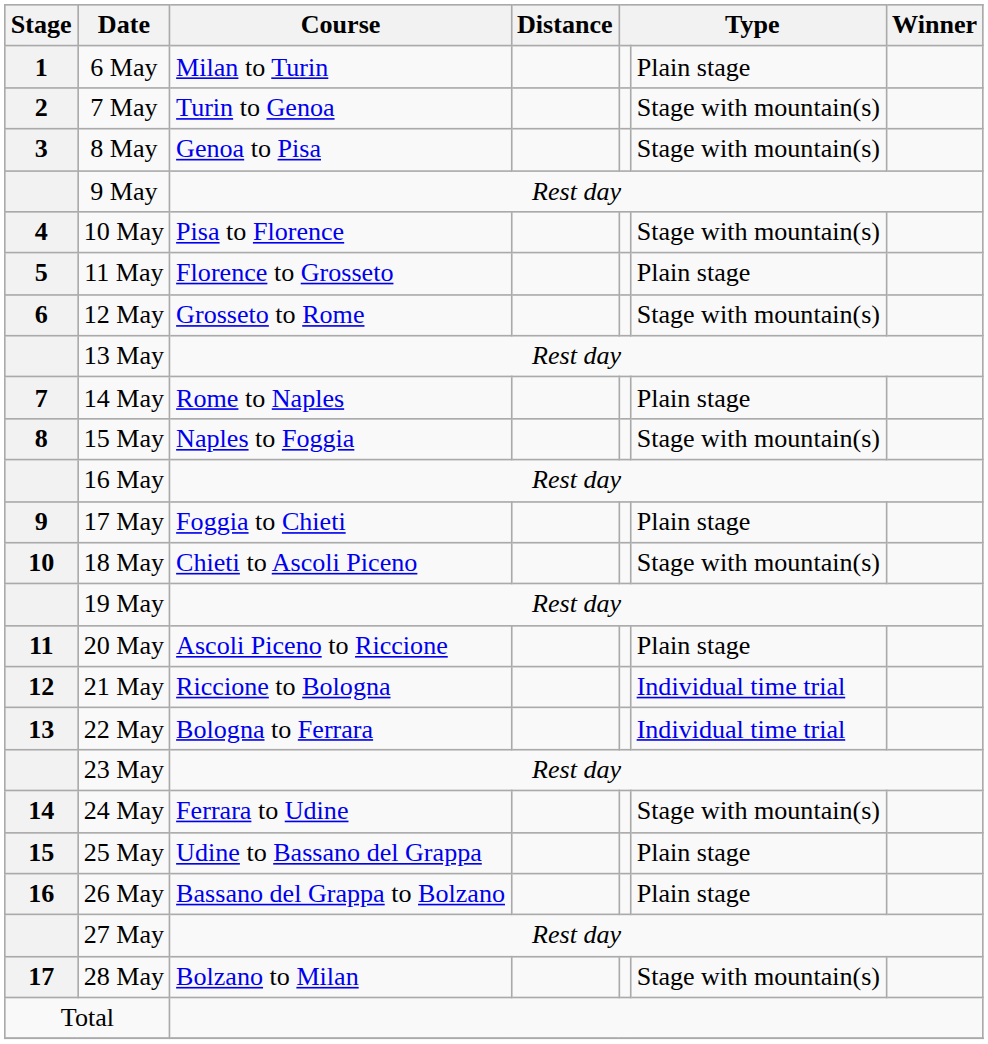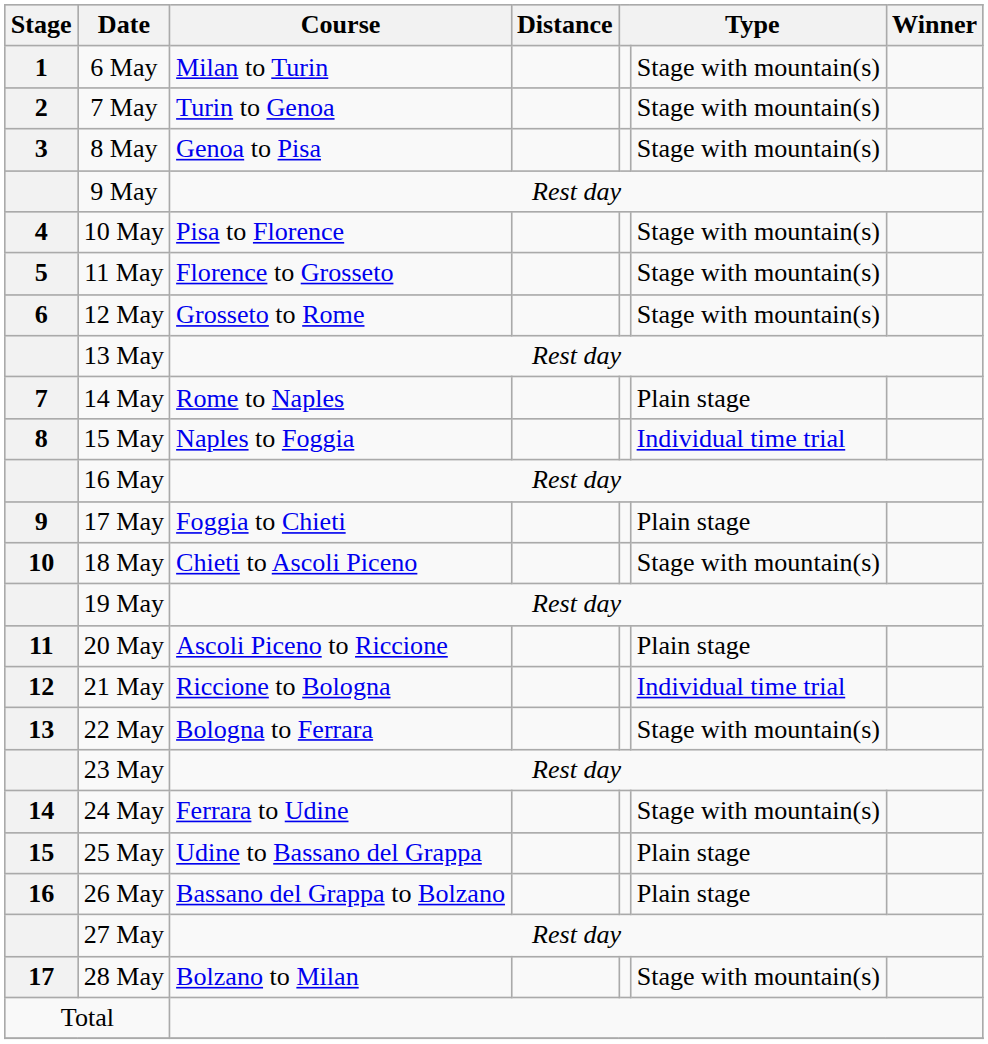(694, 66) Plain stage -> (758, 66) Stage with mountain(s)
(694, 273) Plain stage -> (758, 273) Stage with mountain(s)
(758, 438) Stage with mountain(s) -> (741, 438) Individual time trial
(741, 728) Individual time trial -> (758, 728) Stage with mountain(s)
